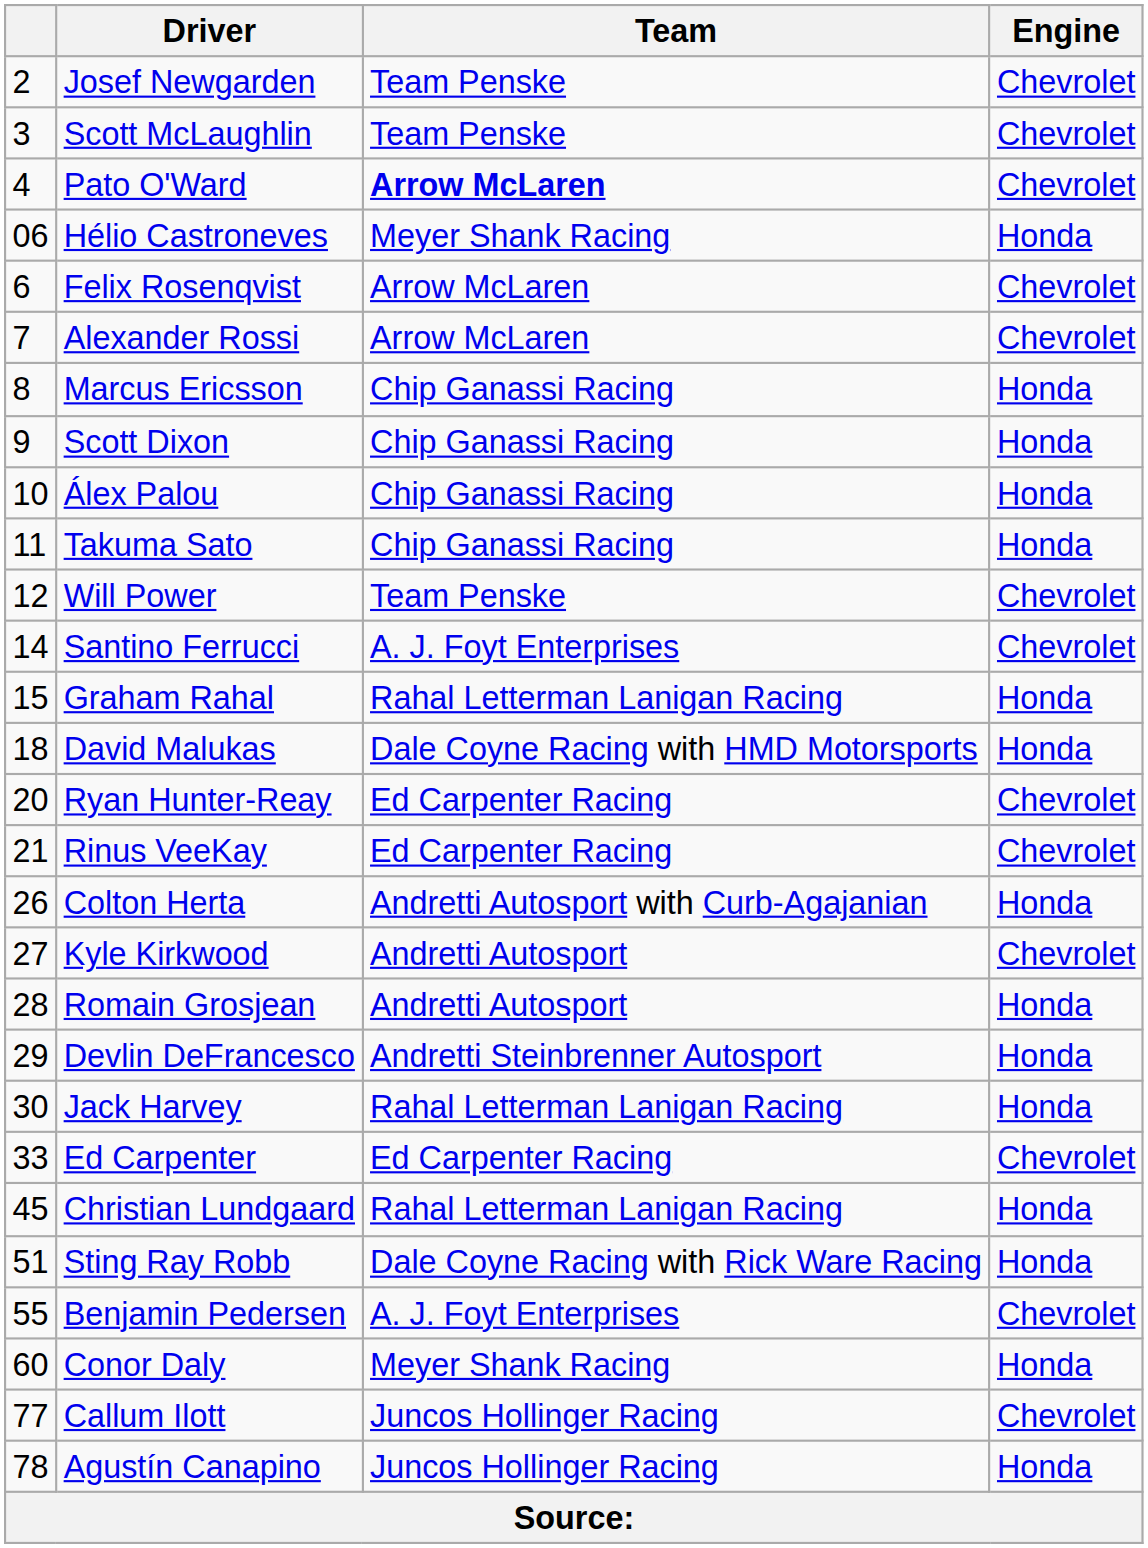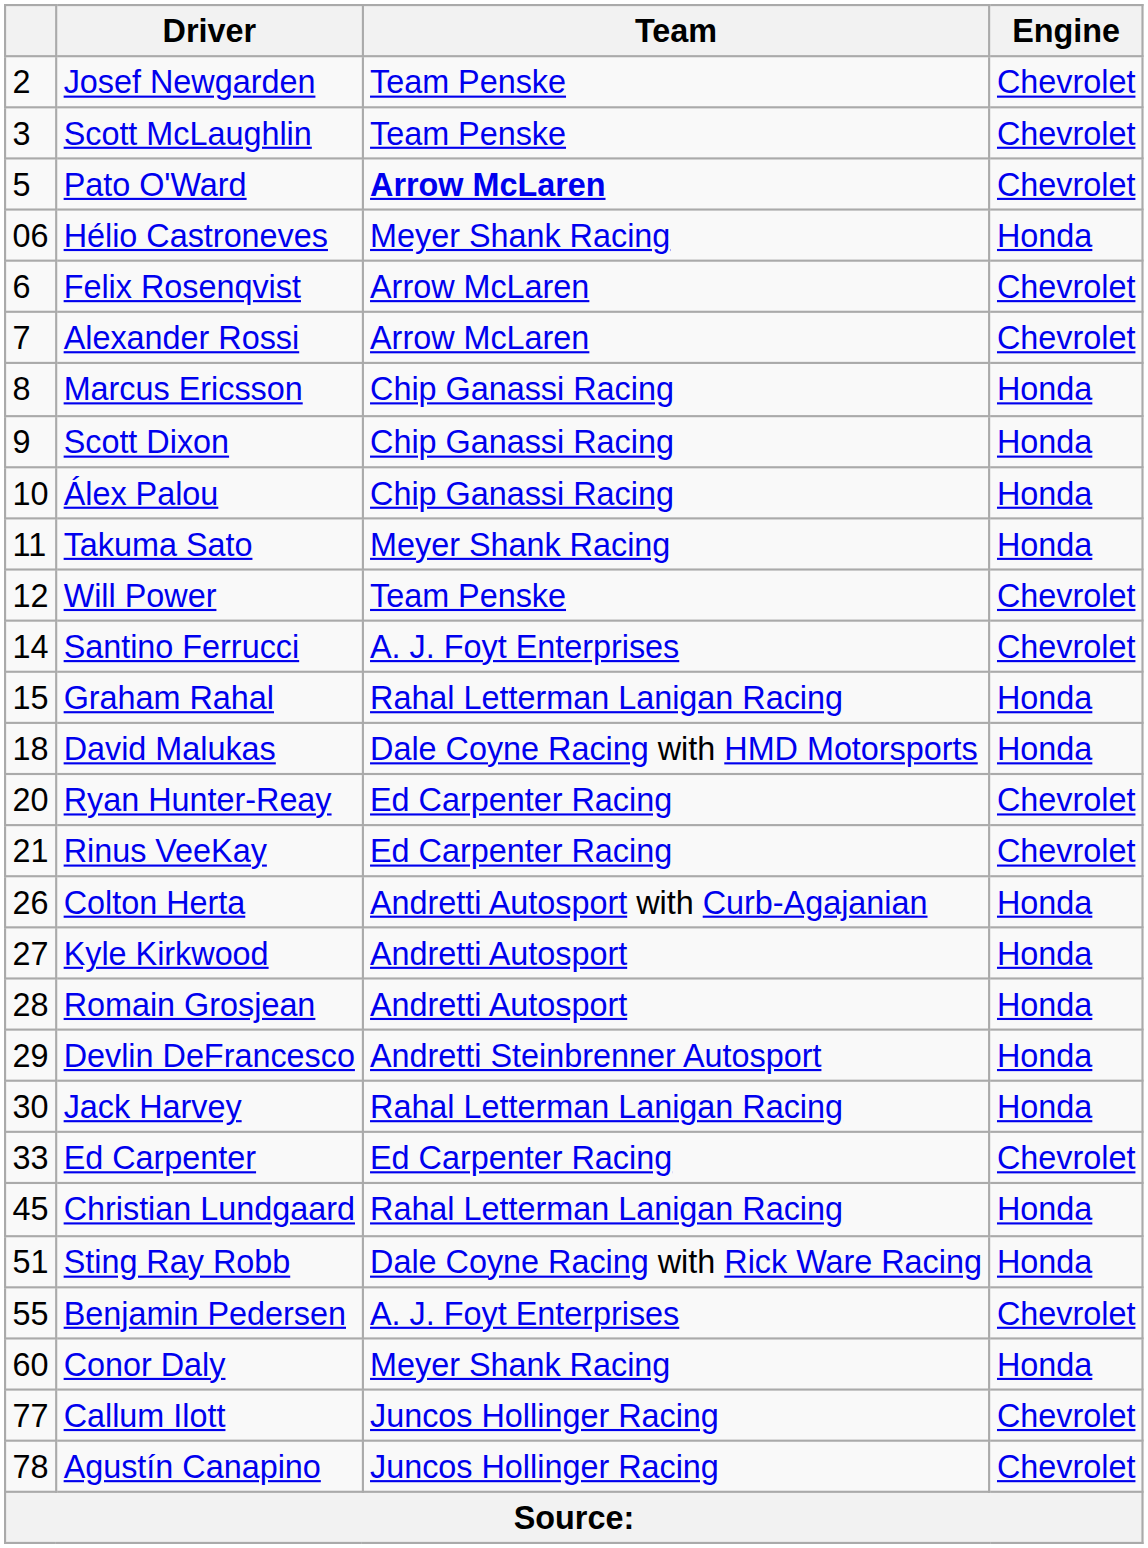(22, 185) 4 -> (22, 185) 5
(522, 543) Chip Ganassi Racing -> (520, 543) Meyer Shank Racing
(1066, 953) Chevrolet -> (1045, 953) Honda
(1045, 1466) Honda -> (1066, 1466) Chevrolet
